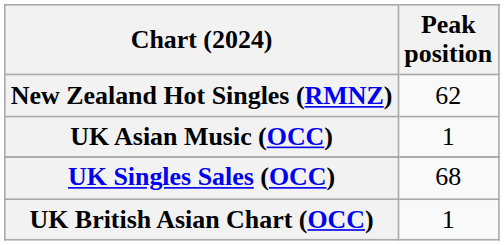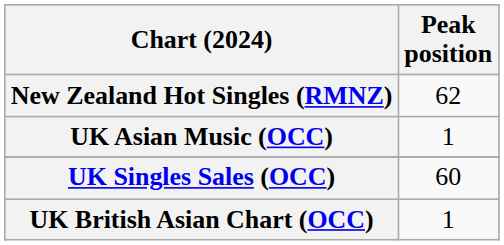(448, 177) 68 -> (448, 177) 60
